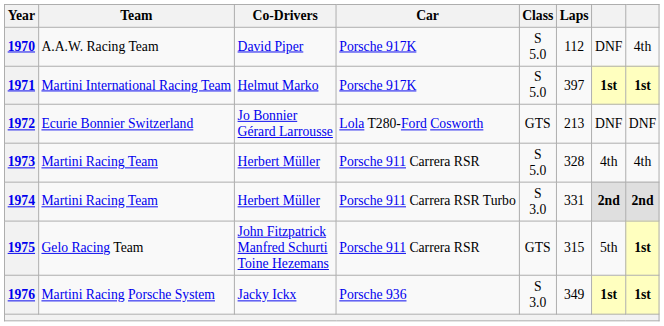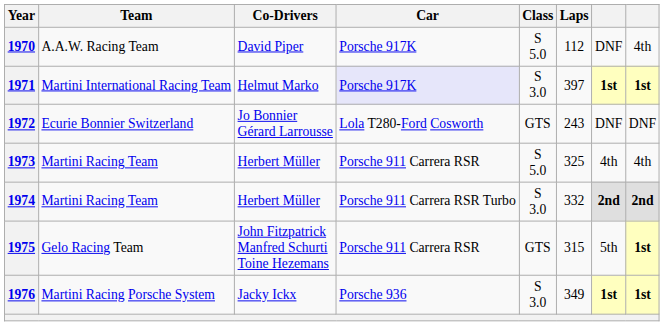(378, 85) no background -> (378, 85) lavender background
(538, 85) S 5.0 -> (538, 85) S 3.0
(574, 124) 213 -> (574, 124) 243
(574, 162) 328 -> (574, 162) 325
(574, 201) 331 -> (574, 201) 332
